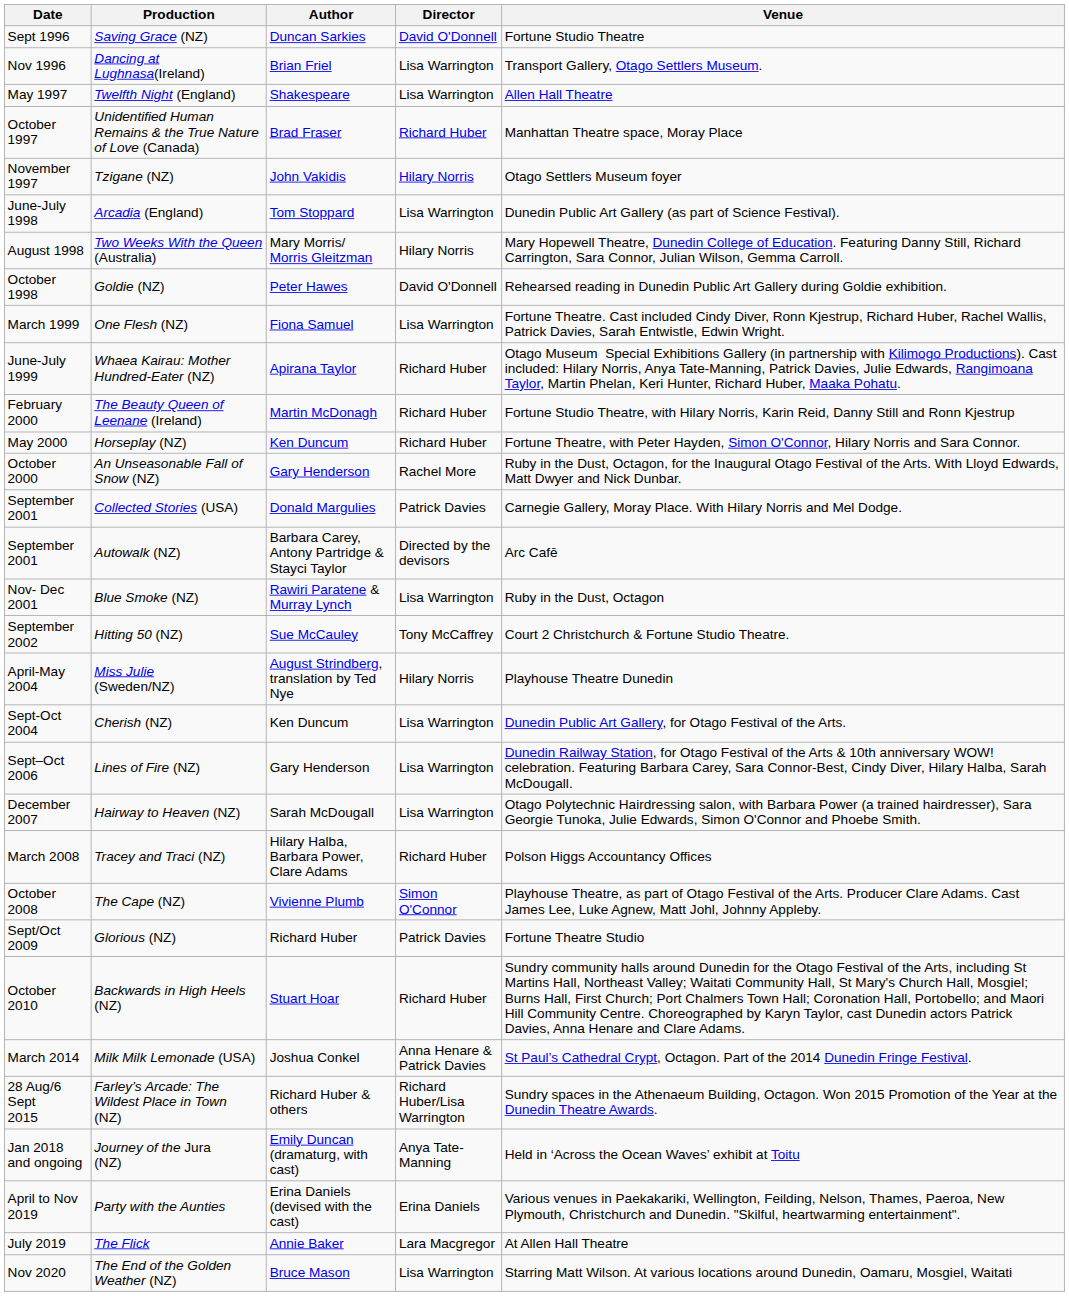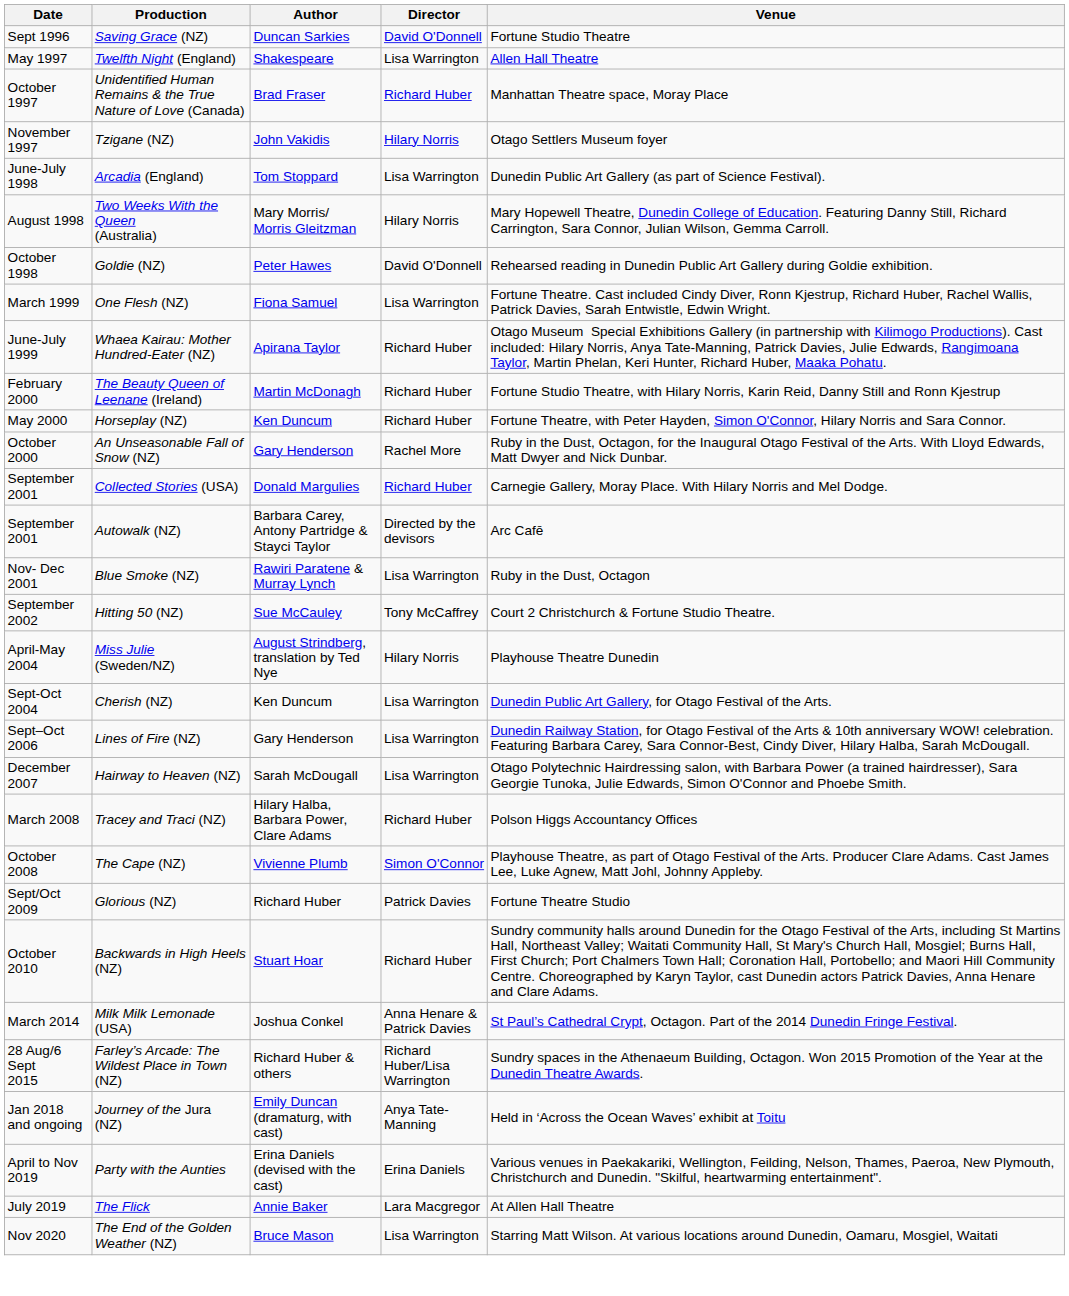- row: (150, 66)
(442, 508) Patrick Davies -> (428, 486) Richard Huber
